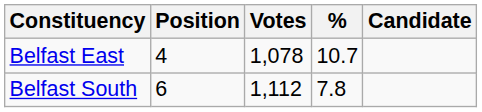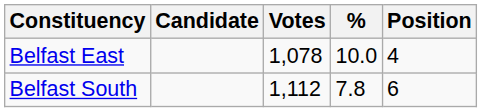columns swapped: (420, 21) <-> (198, 21)
(337, 55) 10.7 -> (356, 55) 10.0
